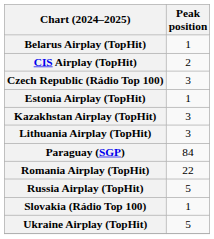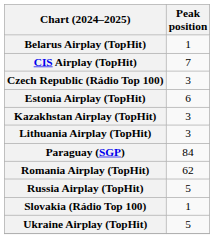(188, 62) 2 -> (188, 62) 7
(188, 98) 1 -> (188, 98) 6
(188, 170) 22 -> (188, 170) 62
